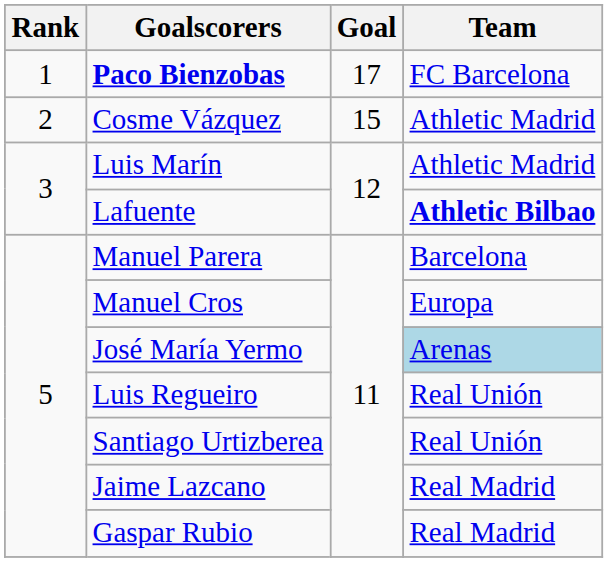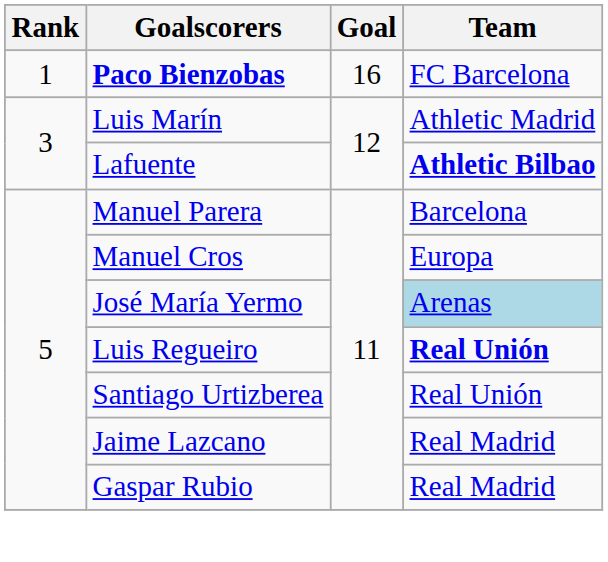(366, 73) 17 -> (366, 73) 16
- row: (187, 119)
(476, 394) normal -> (479, 348) bold
